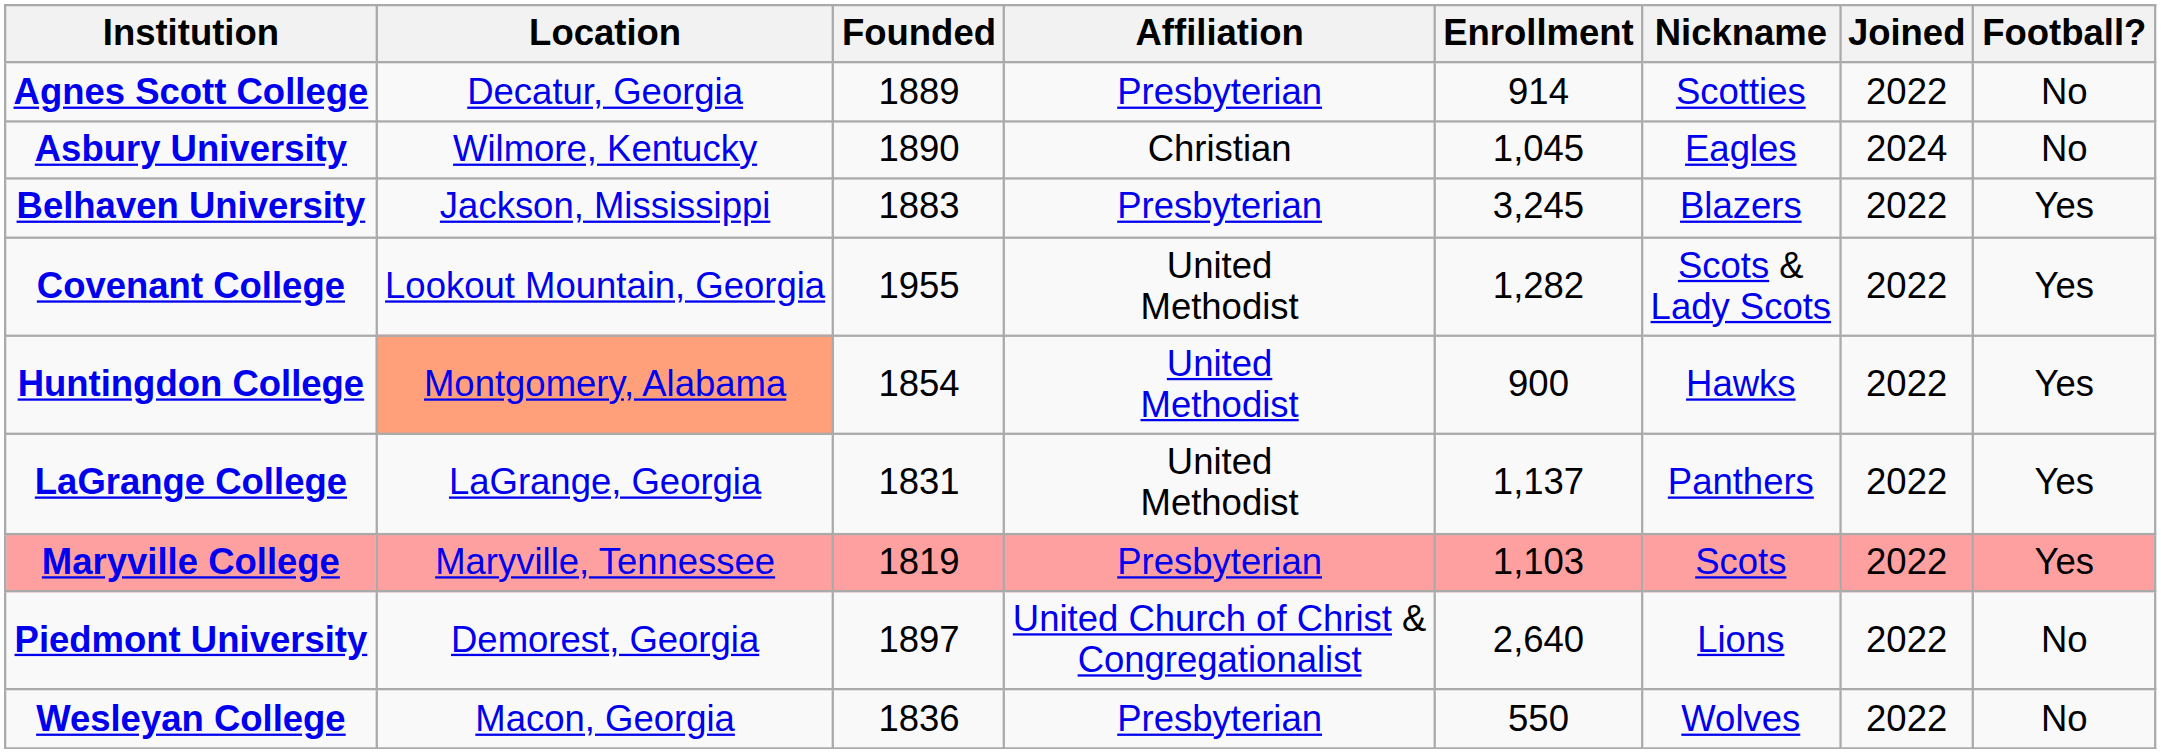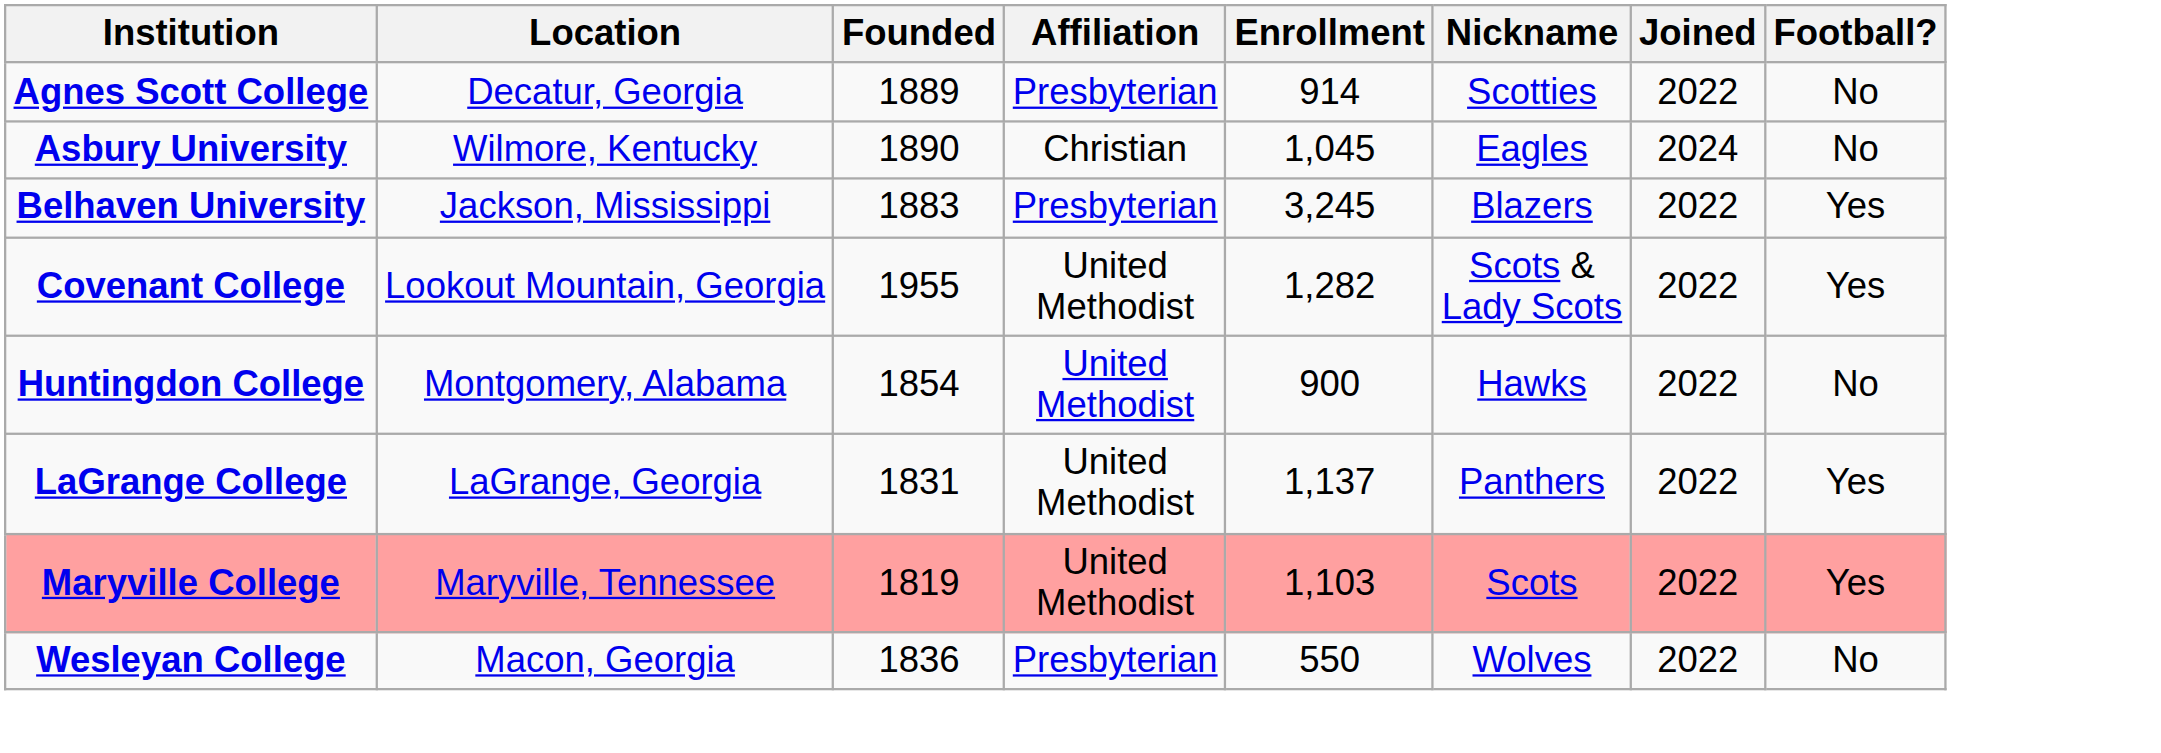(605, 384) lightsalmon background -> (605, 384) no background
(2064, 384) Yes -> (1855, 384) No
(1220, 561) Presbyterian -> (1115, 582) United Methodist
- row: (191, 639)
